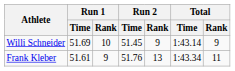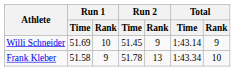(80, 58) 51.61 -> (80, 58) 51.58
(132, 58) 51.76 -> (132, 58) 51.78
(216, 58) 11 -> (216, 58) 10
